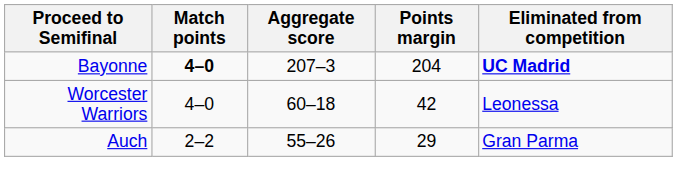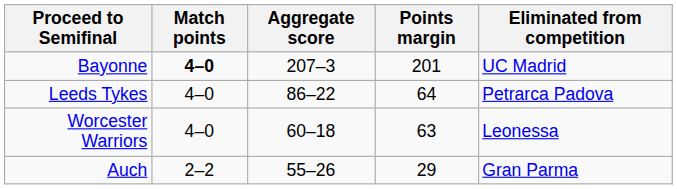(426, 66) 204 -> (426, 66) 201
(526, 66) bold -> (524, 66) normal
+ row: (98, 94)
(426, 103) 42 -> (426, 131) 63
